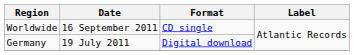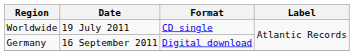(110, 27) 16 September 2011 -> (96, 27) 19 July 2011
(96, 42) 19 July 2011 -> (110, 42) 16 September 2011
